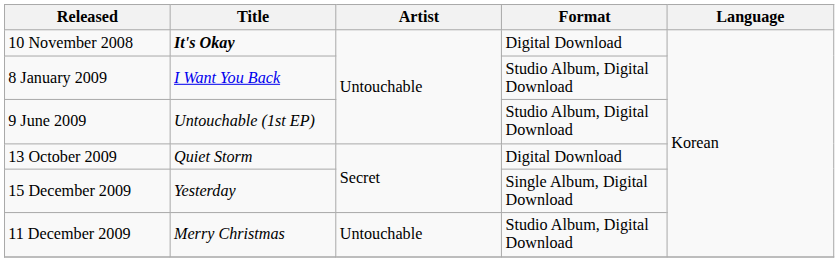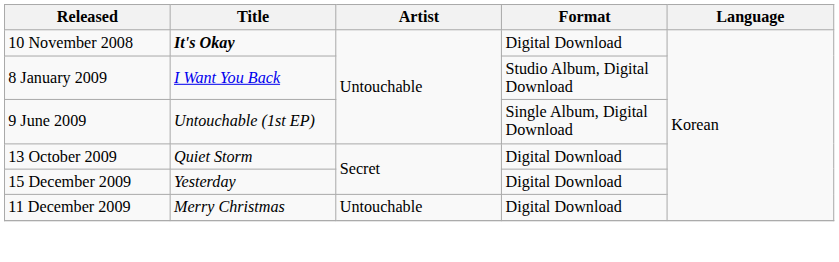(577, 121) Studio Album, Digital Download -> (577, 121) Single Album, Digital Download
(577, 190) Single Album, Digital Download -> (564, 181) Digital Download
(577, 234) Studio Album, Digital Download -> (564, 207) Digital Download
